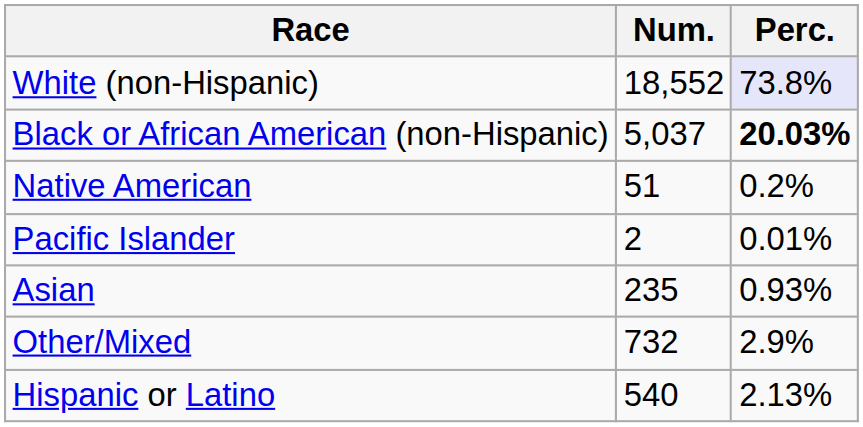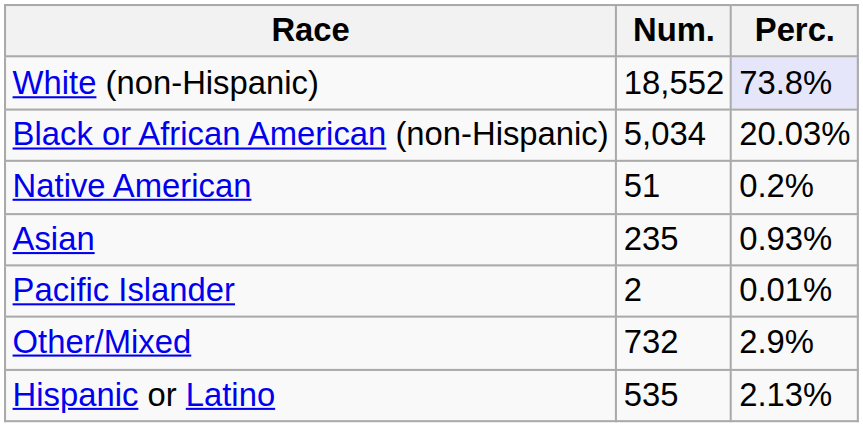(665, 134) 5,037 -> (665, 134) 5,034
(795, 134) bold -> (795, 134) normal
rows swapped: (54, 290) <-> (124, 238)
(651, 394) 540 -> (651, 394) 535
